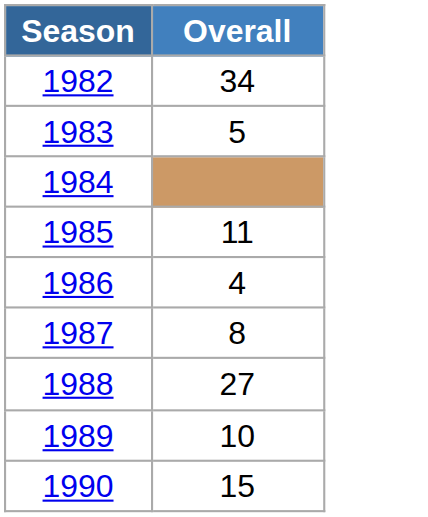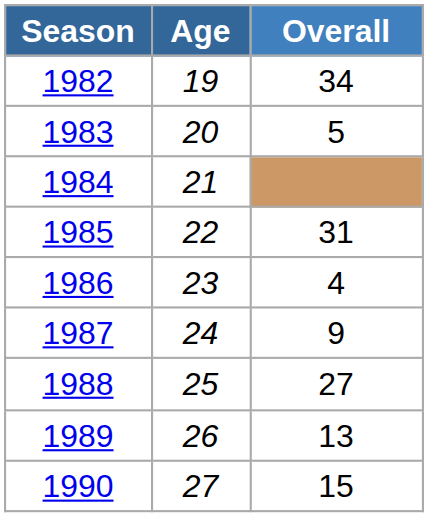+ column: (200, 31)
(237, 233) 11 -> (336, 233) 31
(237, 334) 8 -> (336, 334) 9
(237, 435) 10 -> (336, 435) 13
